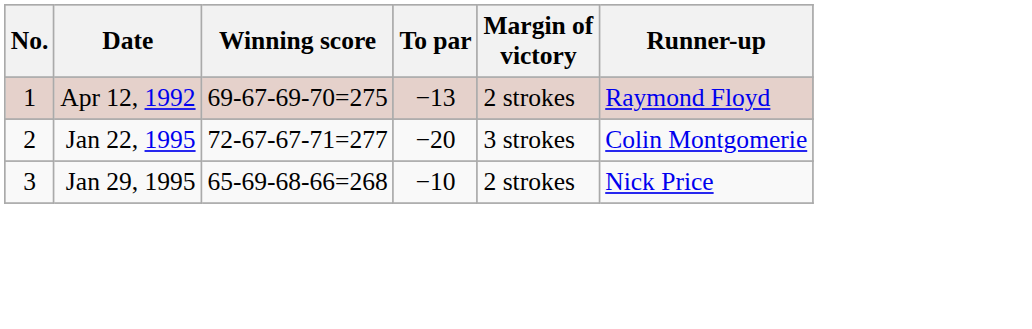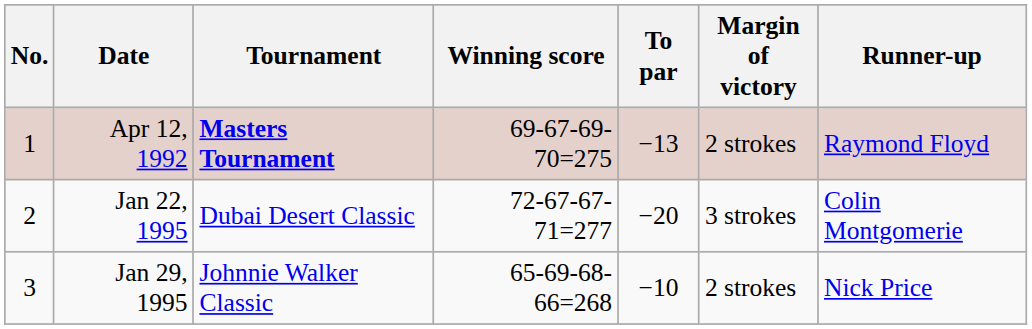+ column: (314, 55)
